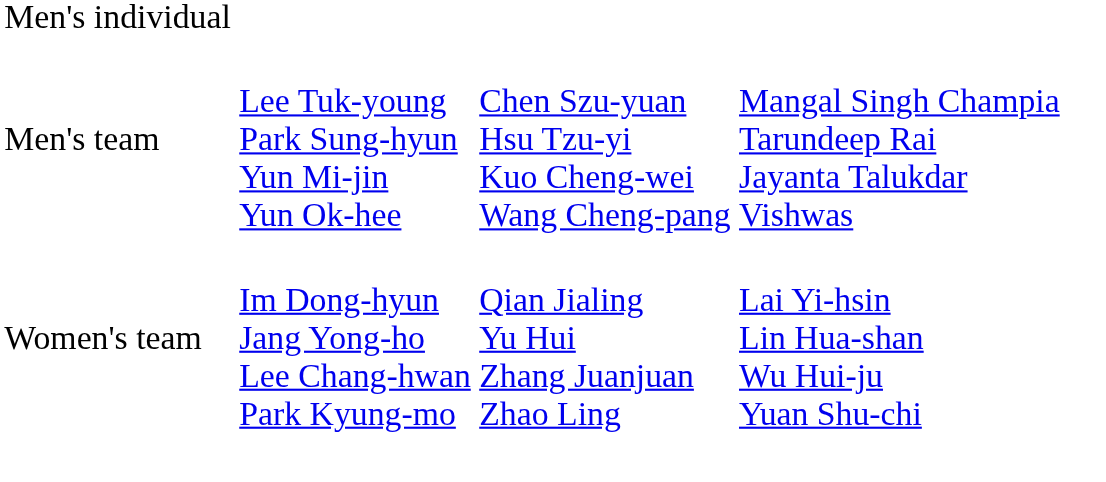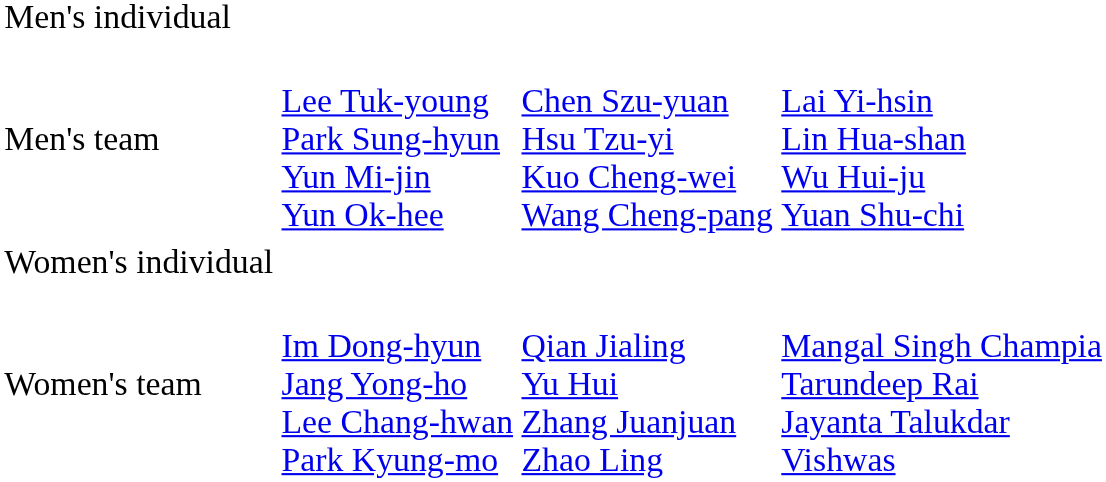(899, 158) Mangal Singh Champia Tarundeep Rai Jayanta Talukdar Vishwas -> (874, 158) Lai Yi-hsin Lin Hua-shan Wu Hui-ju Yuan Shu-chi
+ row: (139, 261)
(831, 356) Lai Yi-hsin Lin Hua-shan Wu Hui-ju Yuan Shu-chi -> (942, 402) Mangal Singh Champia Tarundeep Rai Jayanta Talukdar Vishwas
